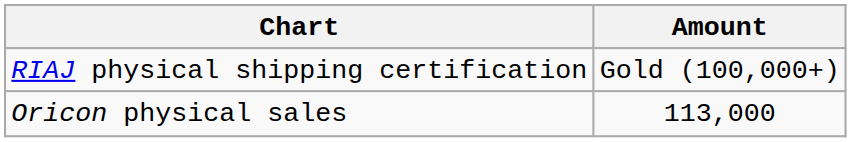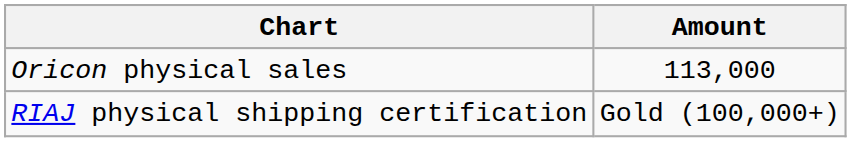rows swapped: (179, 114) <-> (299, 70)
